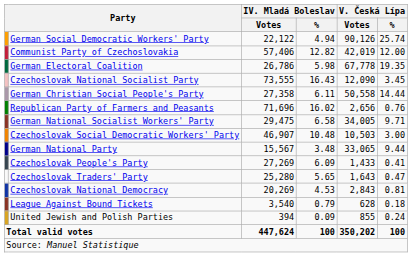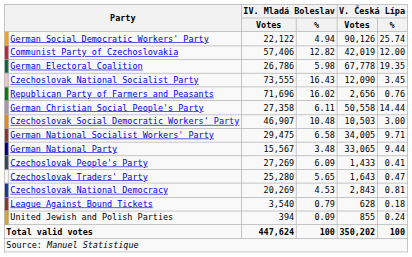rows swapped: (107, 94) <-> (112, 108)
rows swapped: (112, 121) <-> (125, 135)
